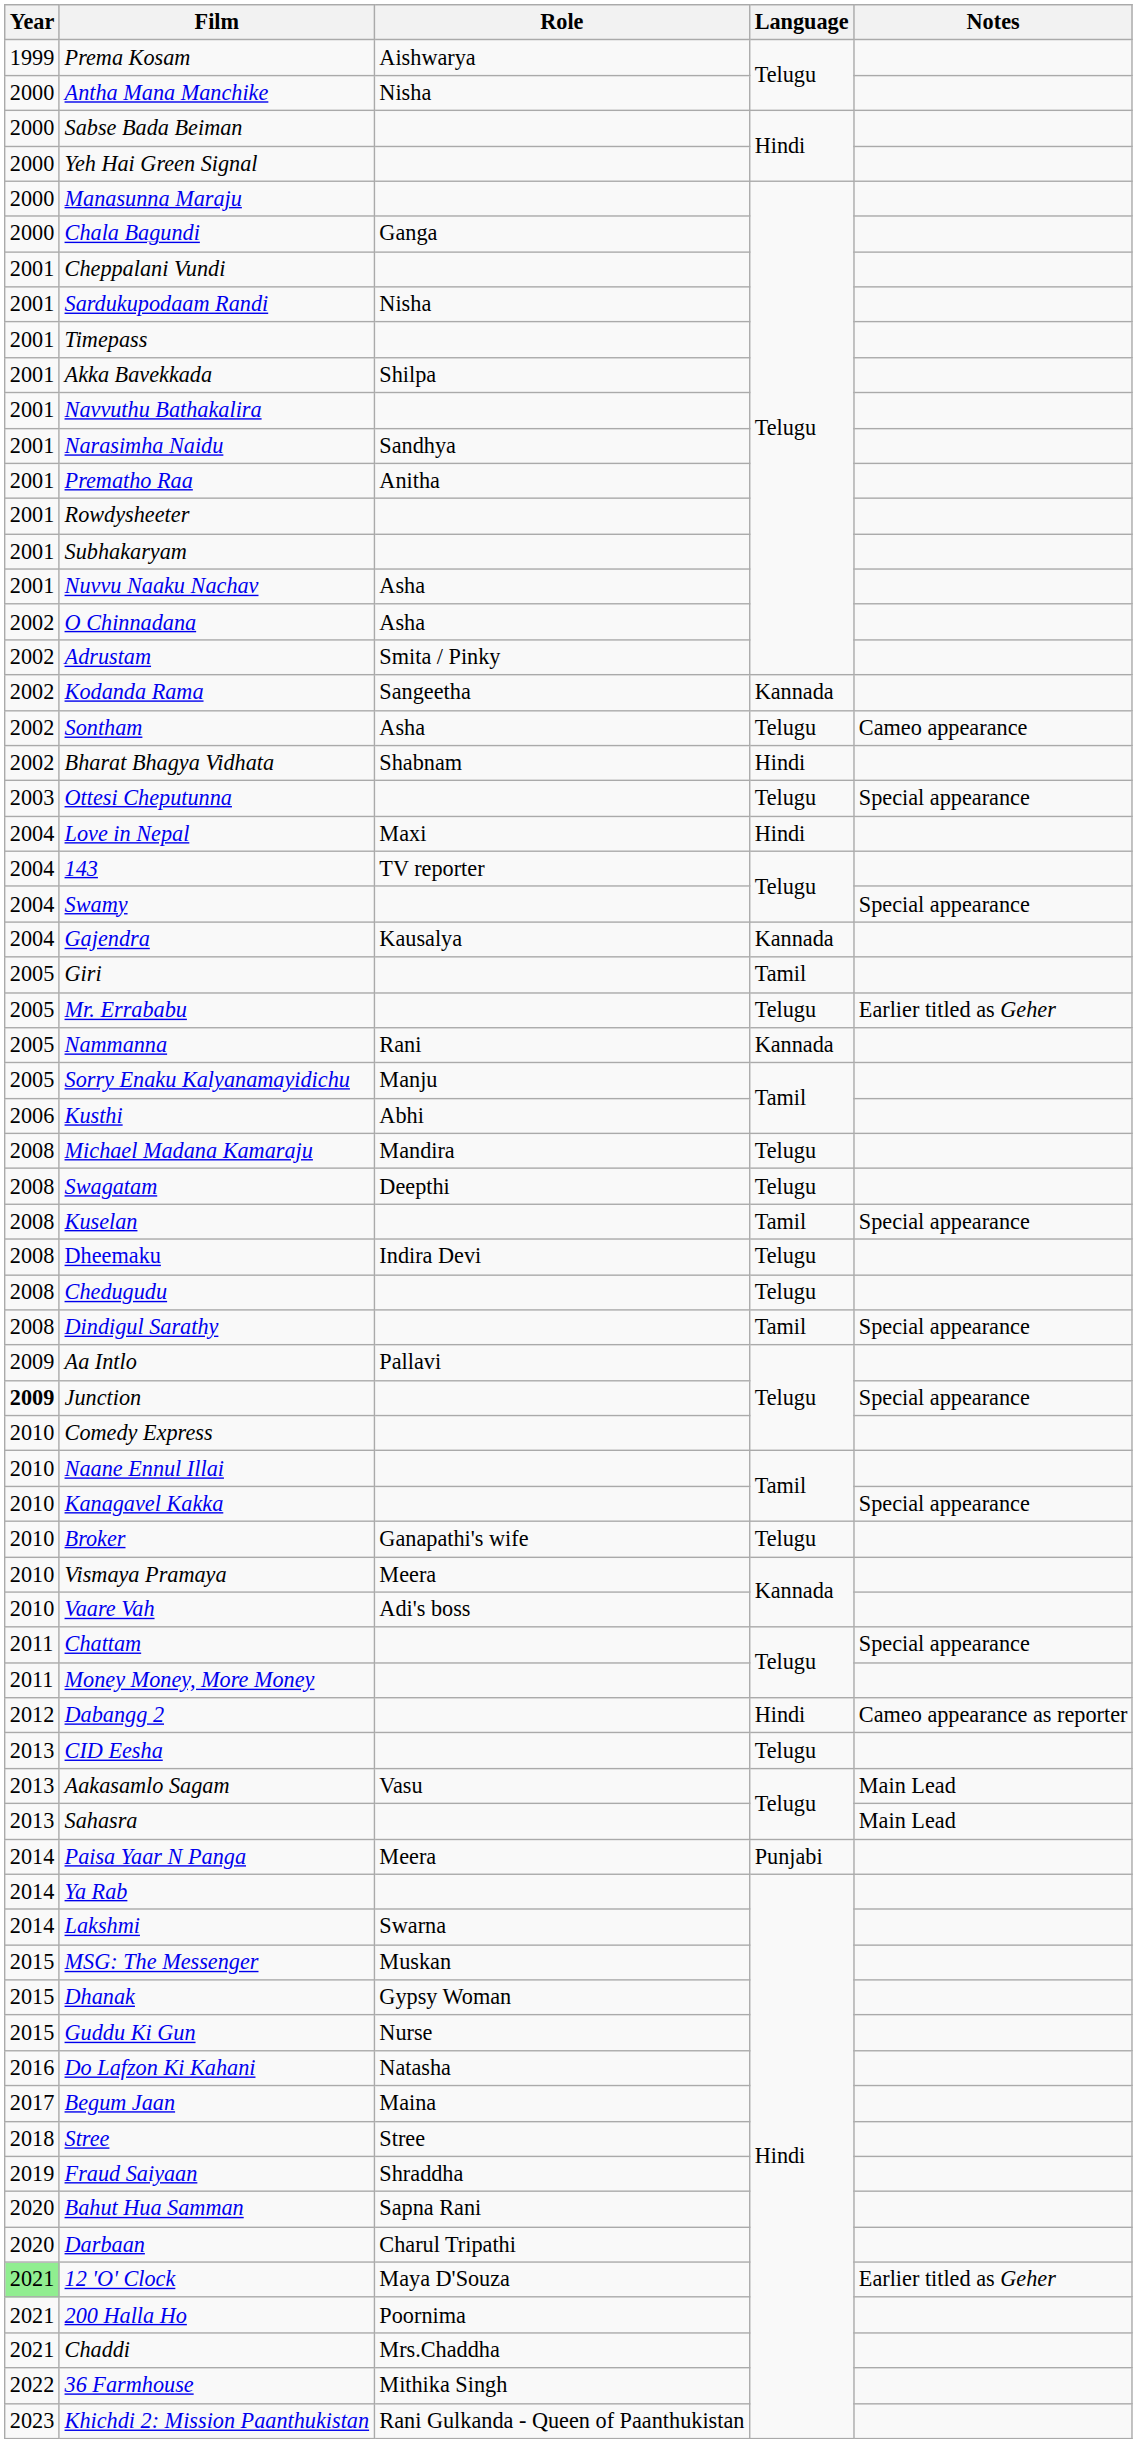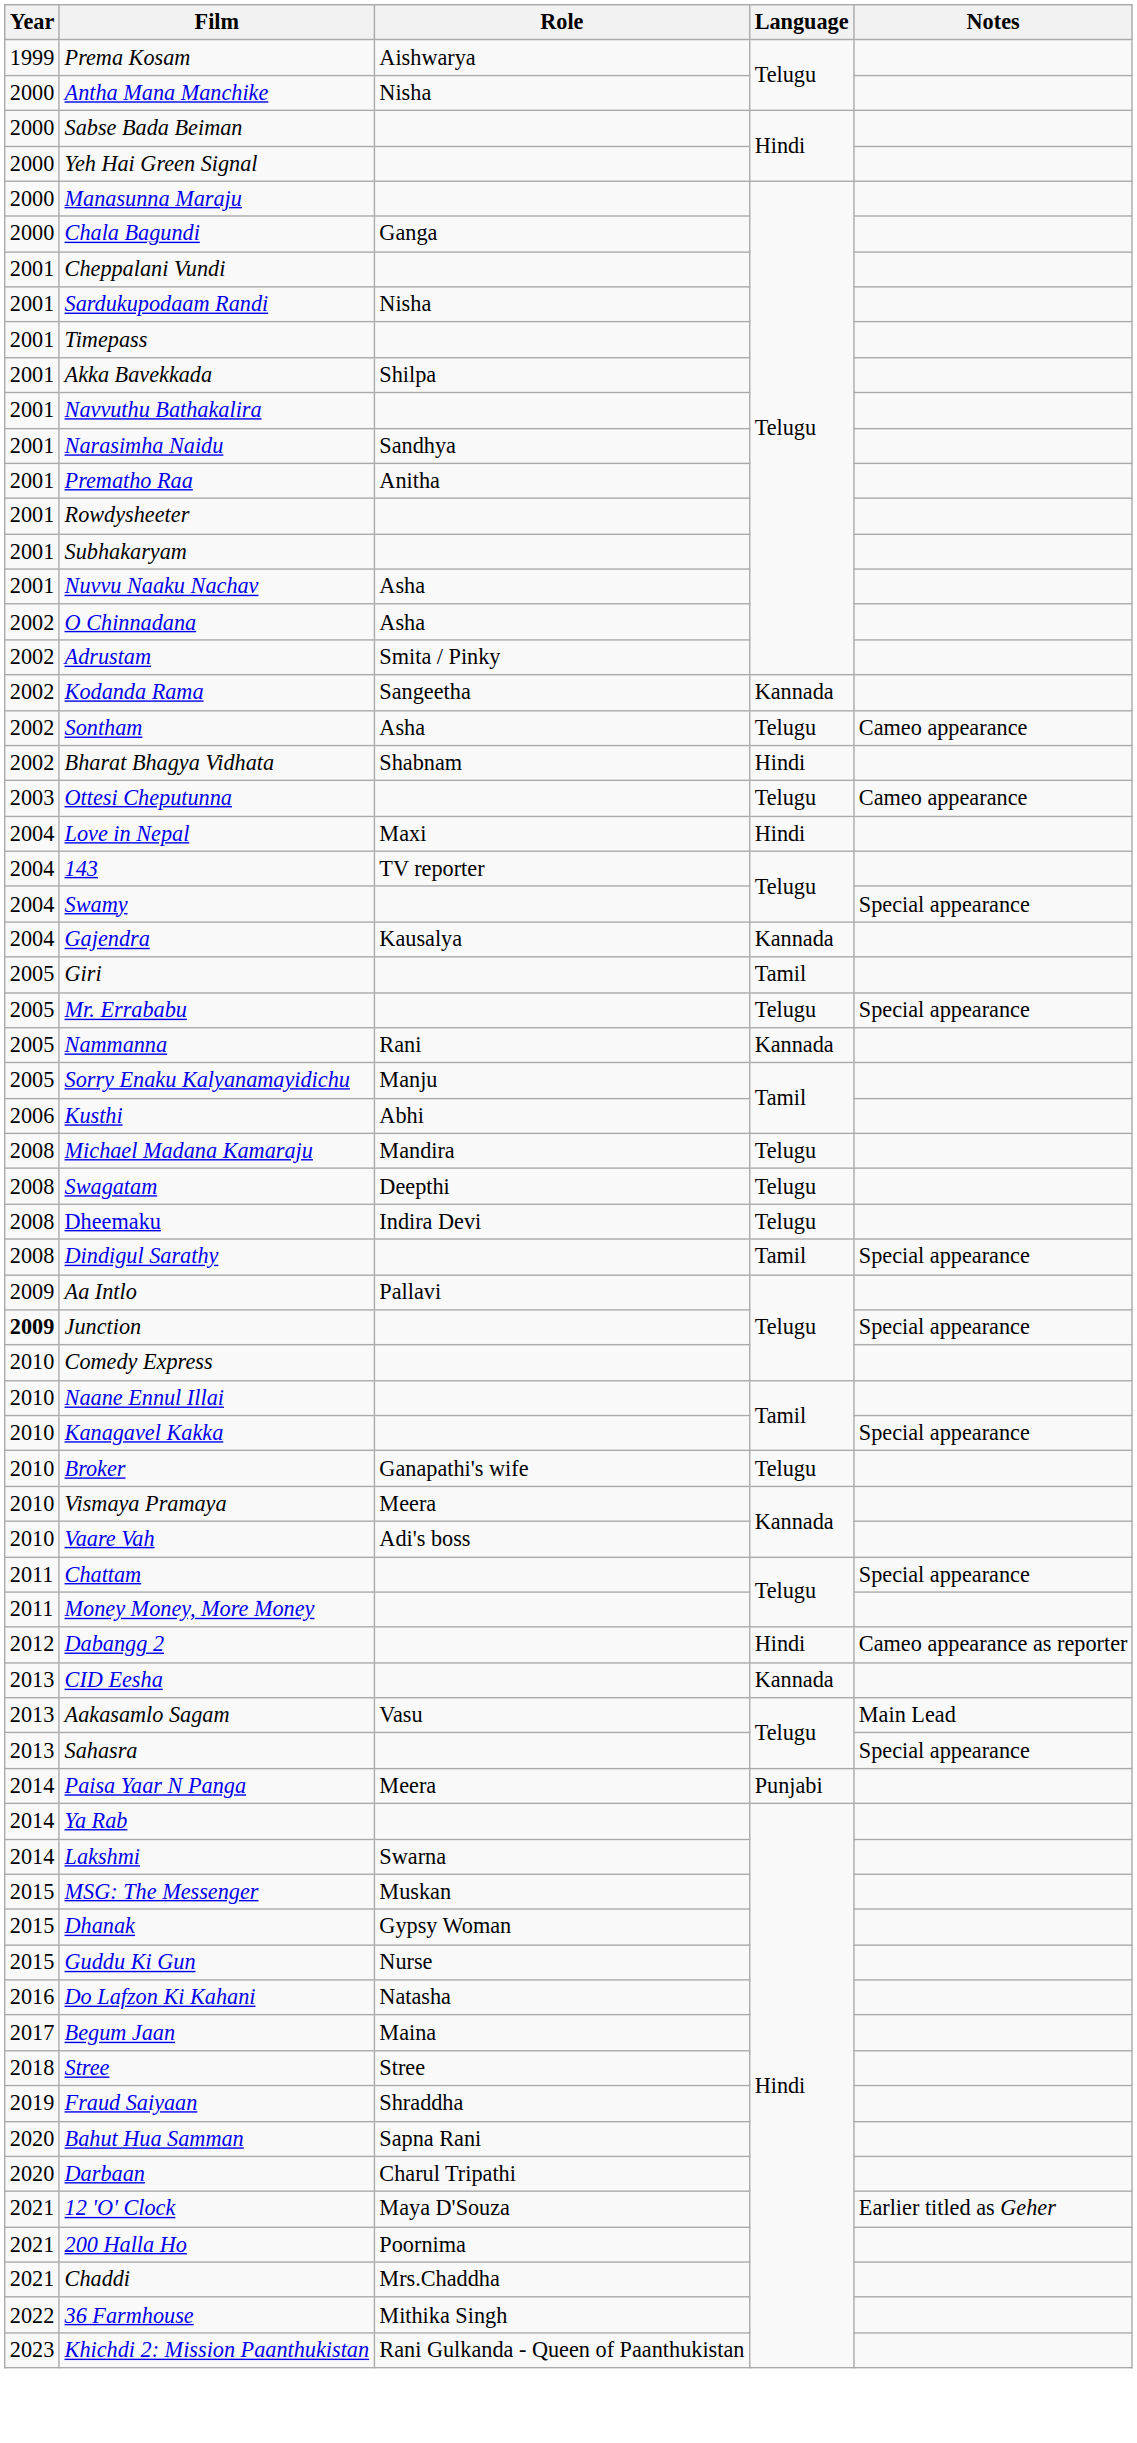(944, 798) Special appearance -> (943, 798) Cameo appearance
(957, 1009) Earlier titled as Geher -> (944, 1009) Special appearance
- row: (101, 1221)
- row: (116, 1291)
(785, 1750) Telugu -> (794, 1679) Kannada
(907, 1820) Main Lead -> (944, 1750) Special appearance
(32, 2279) lightgreen background -> (32, 2208) no background
